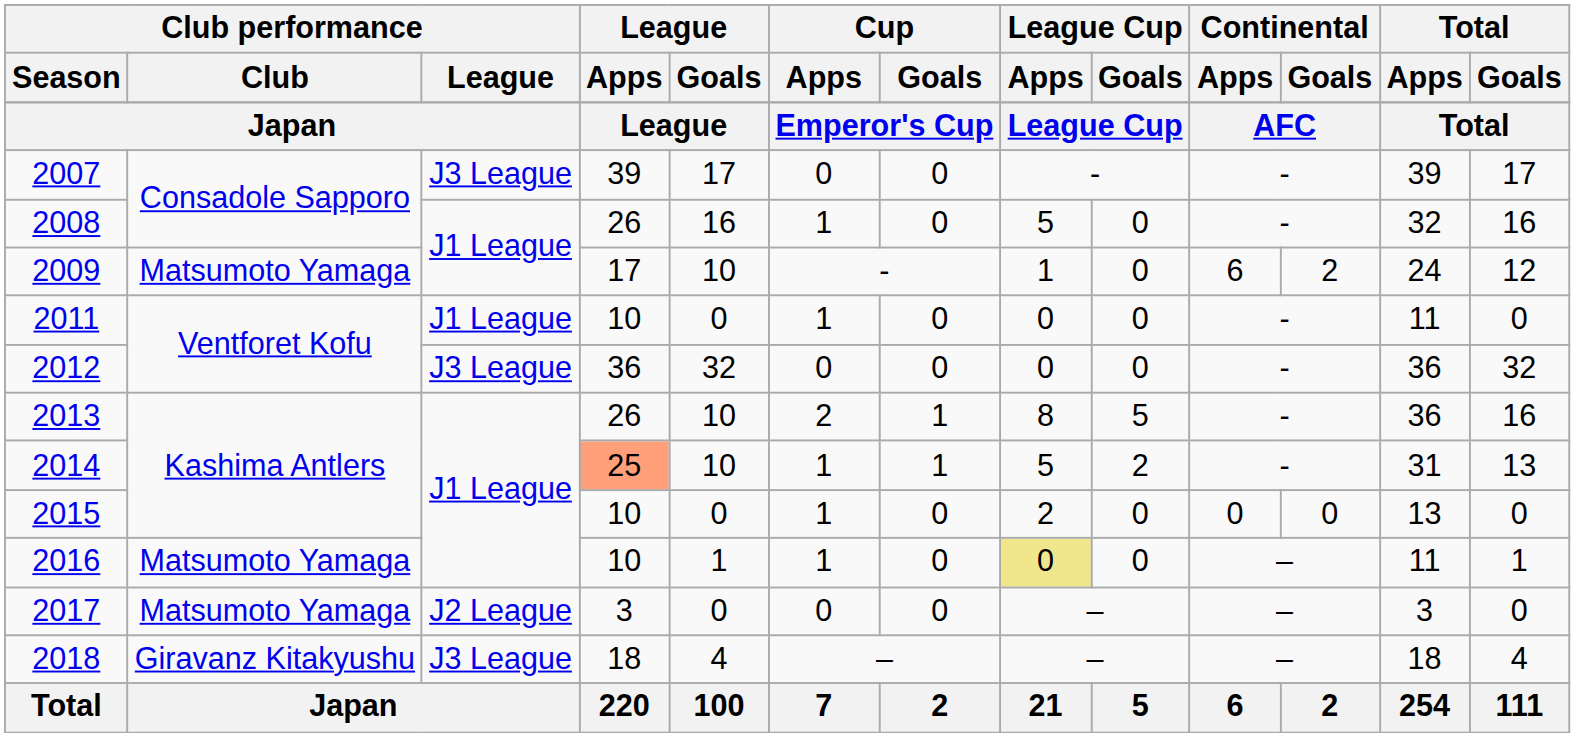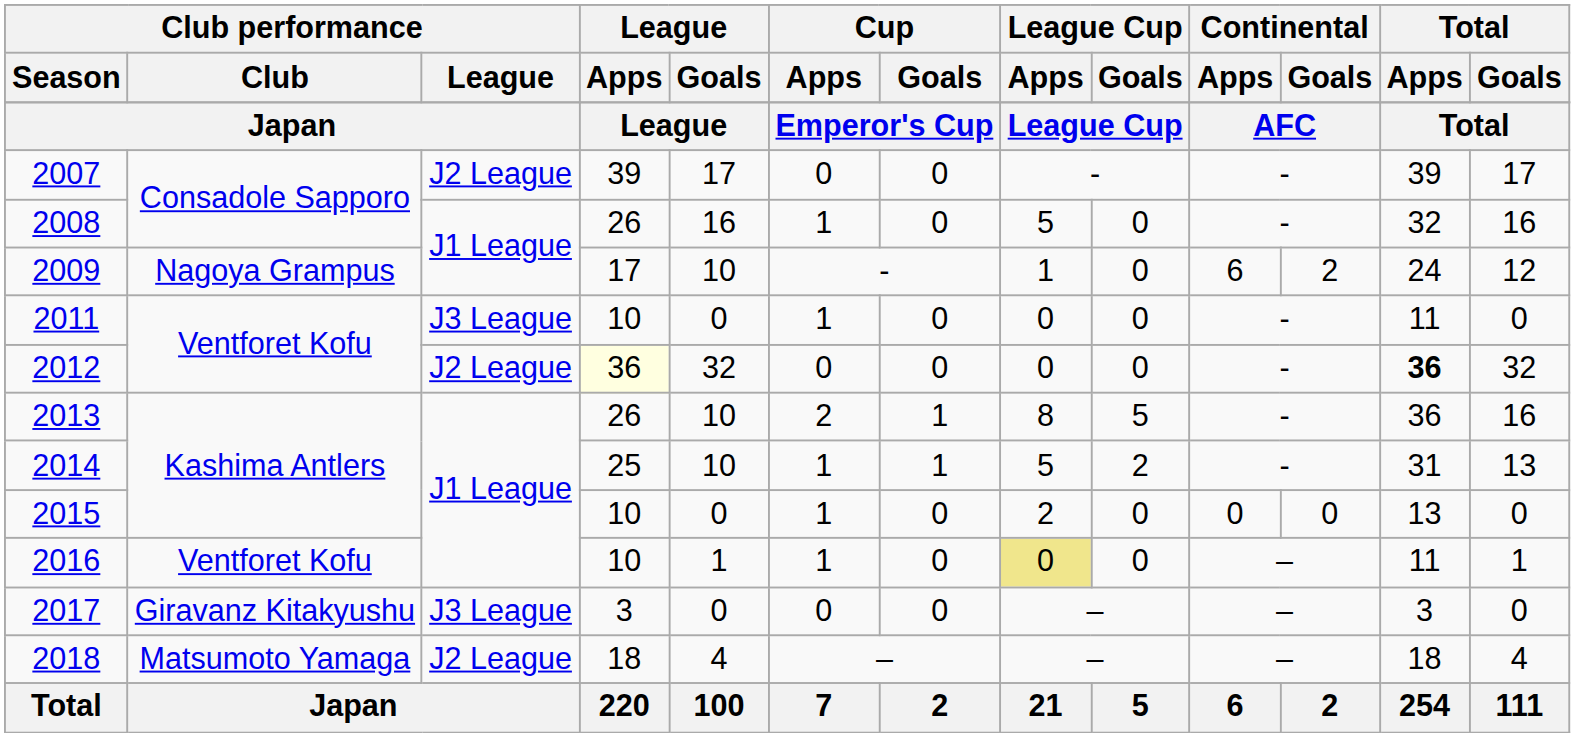(501, 174) J3 League -> (501, 174) J2 League
(275, 271) Matsumoto Yamaga -> (275, 271) Nagoya Grampus
(501, 319) J1 League -> (501, 319) J3 League
(501, 367) J3 League -> (501, 367) J2 League
(624, 367) no background -> (624, 367) lightyellow background
(1425, 367) normal -> (1425, 367) bold
(624, 464) lightsalmon background -> (624, 464) no background
(275, 561) Matsumoto Yamaga -> (275, 561) Ventforet Kofu
(275, 610) Matsumoto Yamaga -> (275, 610) Giravanz Kitakyushu
(501, 610) J2 League -> (501, 610) J3 League
(275, 658) Giravanz Kitakyushu -> (275, 658) Matsumoto Yamaga
(501, 658) J3 League -> (501, 658) J2 League
